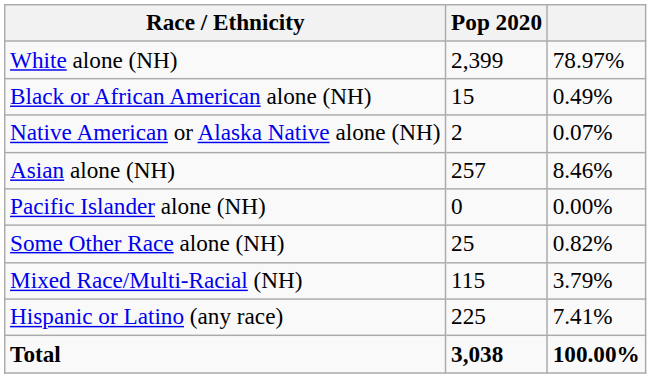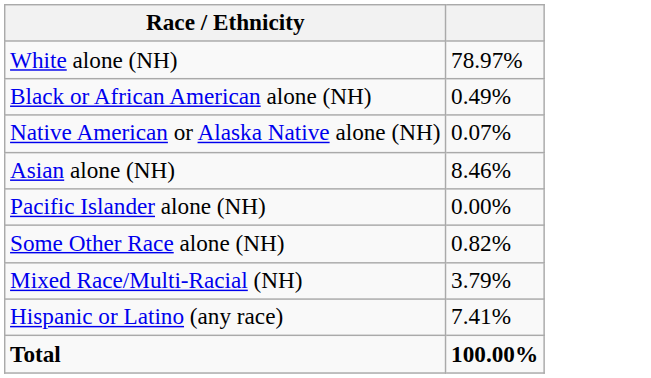- column: (497, 22)
